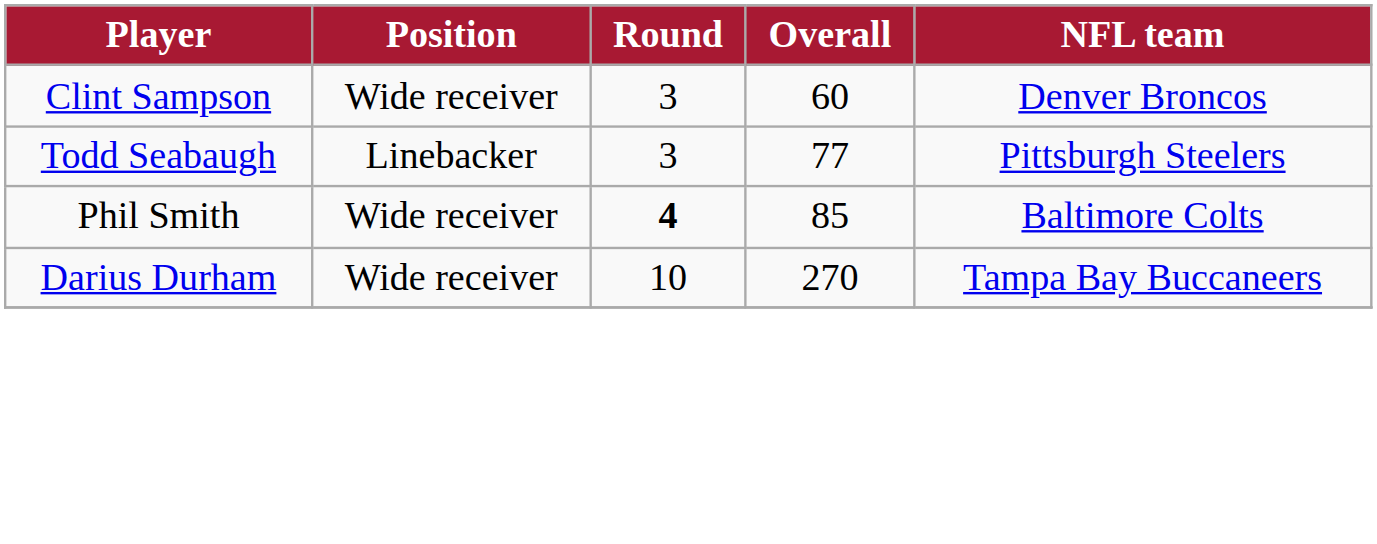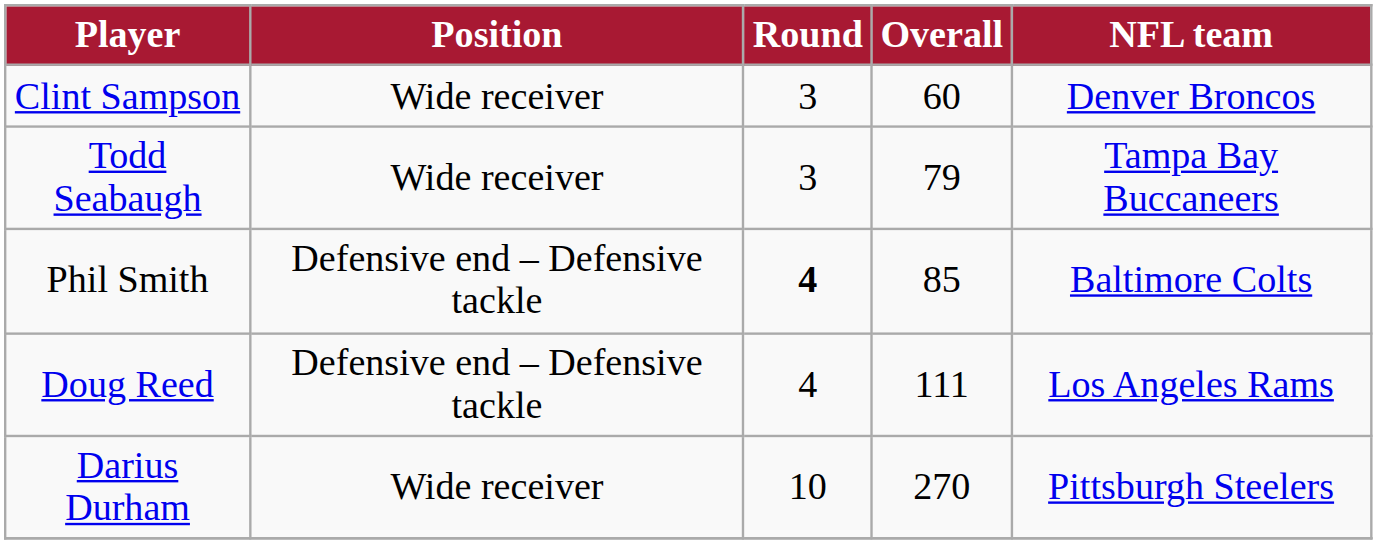(451, 155) Linebacker -> (497, 176) Wide receiver
(830, 155) 77 -> (942, 176) 79
(1143, 155) Pittsburgh Steelers -> (1191, 176) Tampa Bay Buccaneers
(451, 215) Wide receiver -> (497, 280) Defensive end – Defensive tackle
+ row: (128, 383)
(1143, 276) Tampa Bay Buccaneers -> (1191, 486) Pittsburgh Steelers
